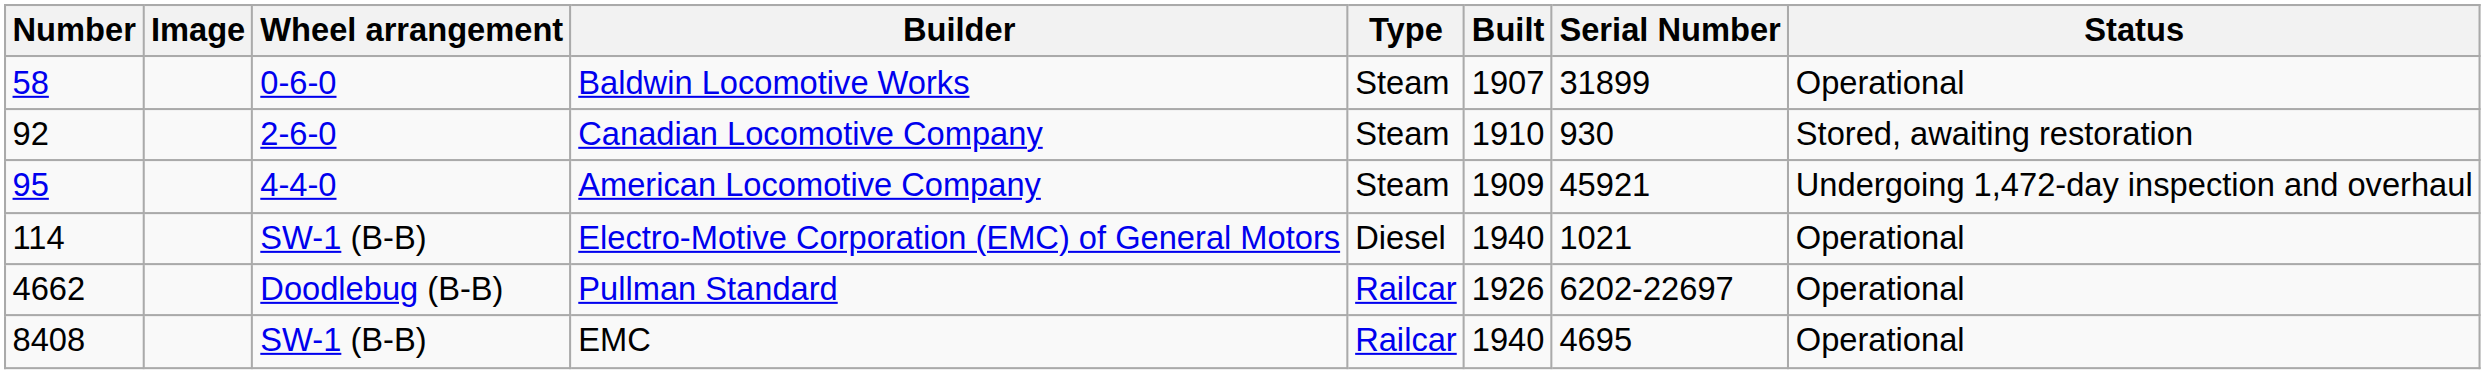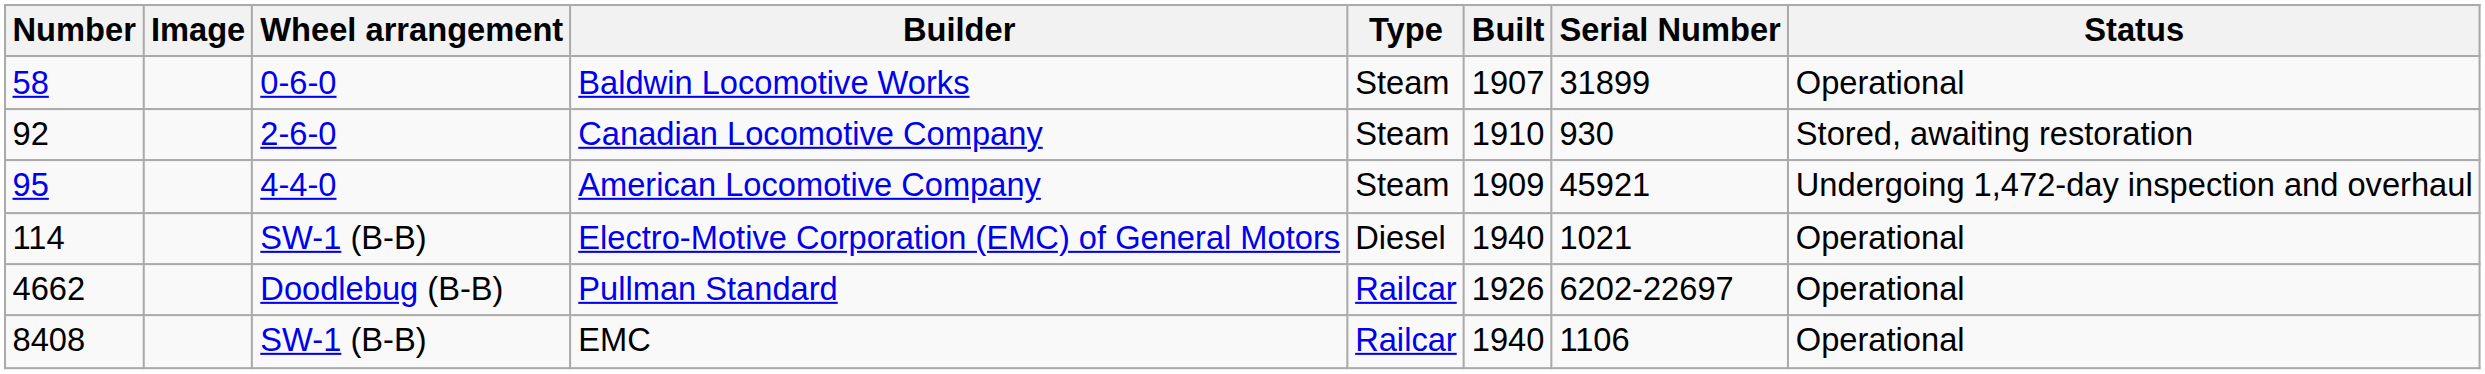(1596, 340) 4695 -> (1595, 340) 1106
